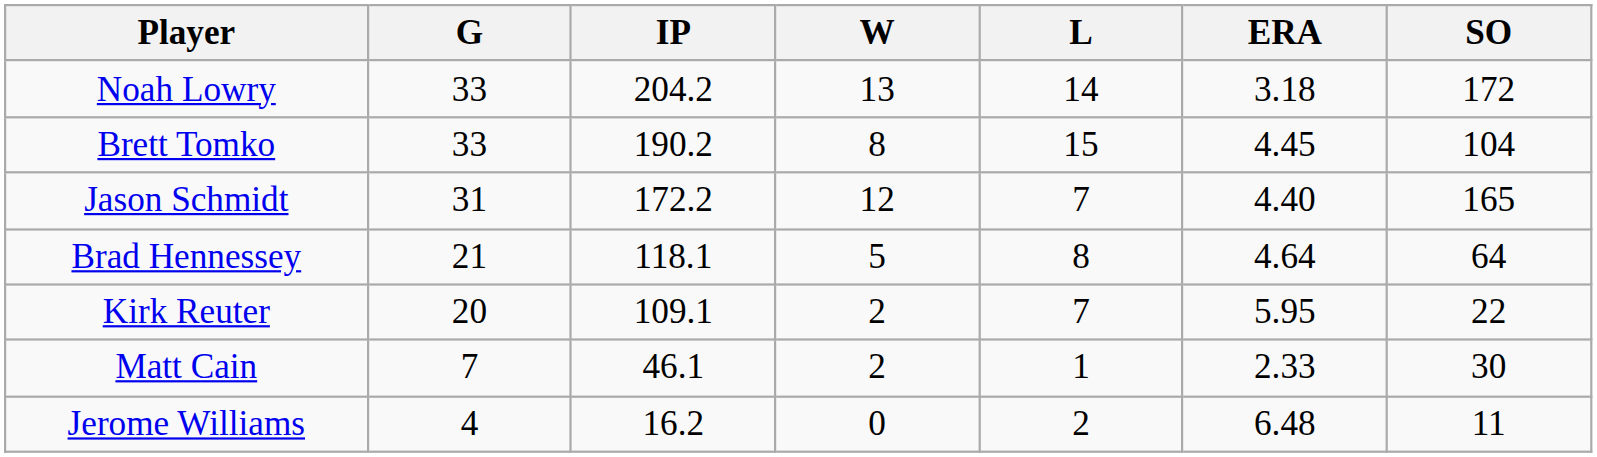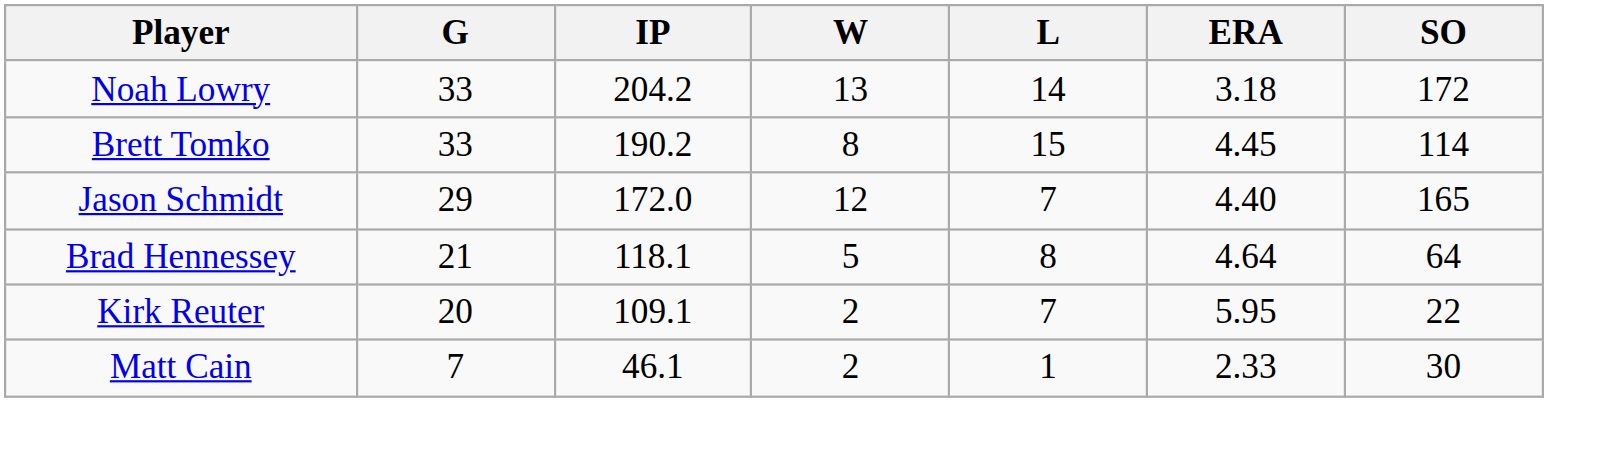(1489, 144) 104 -> (1443, 144) 114
(469, 199) 31 -> (455, 199) 29
(673, 199) 172.2 -> (653, 199) 172.0
- row: (186, 423)
